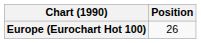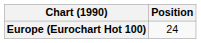(172, 30) 26 -> (172, 30) 24
